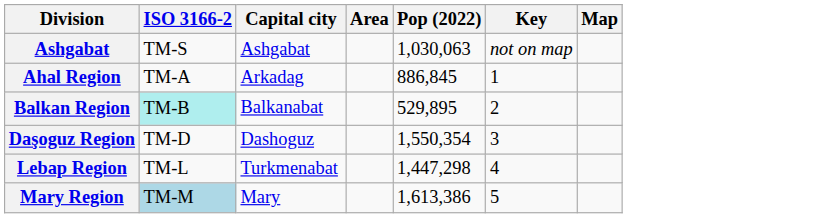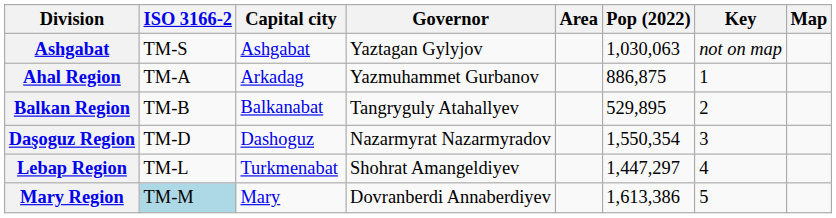+ column: (451, 19)
(427, 77) 886,845 -> (636, 77) 886,875
(167, 108) paleturquoise background -> (167, 108) no background
(434, 168) 1,447,298 -> (643, 168) 1,447,297
